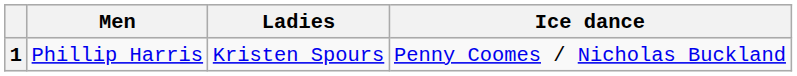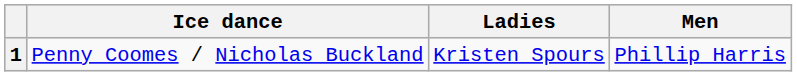columns swapped: (117, 21) <-> (590, 21)
